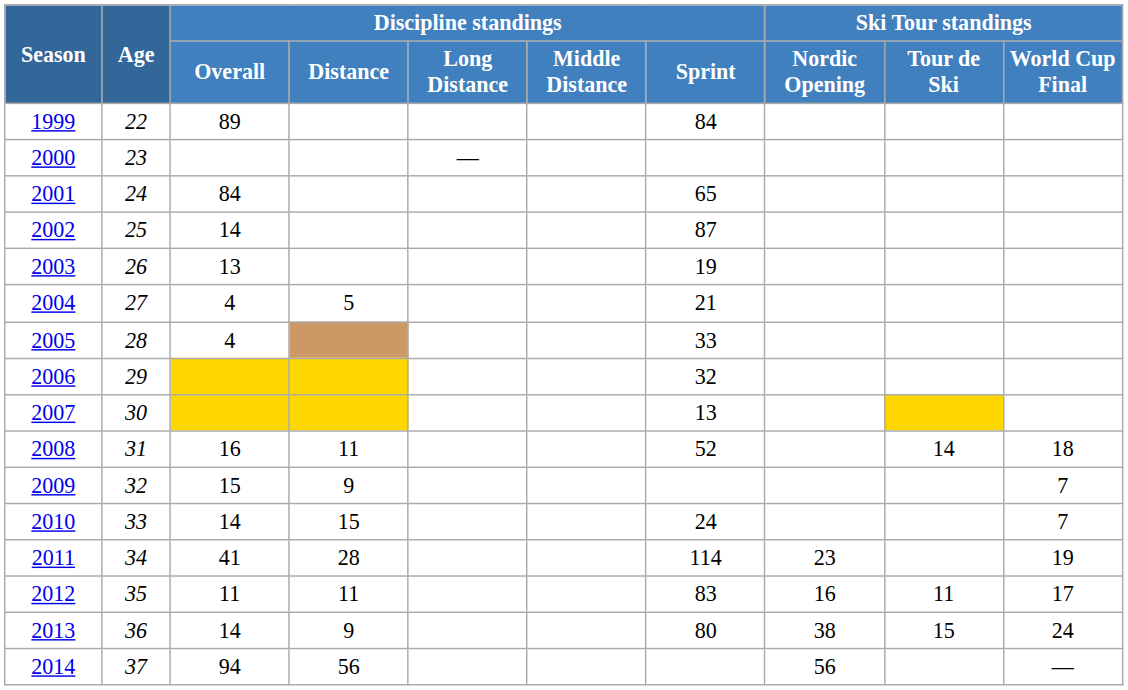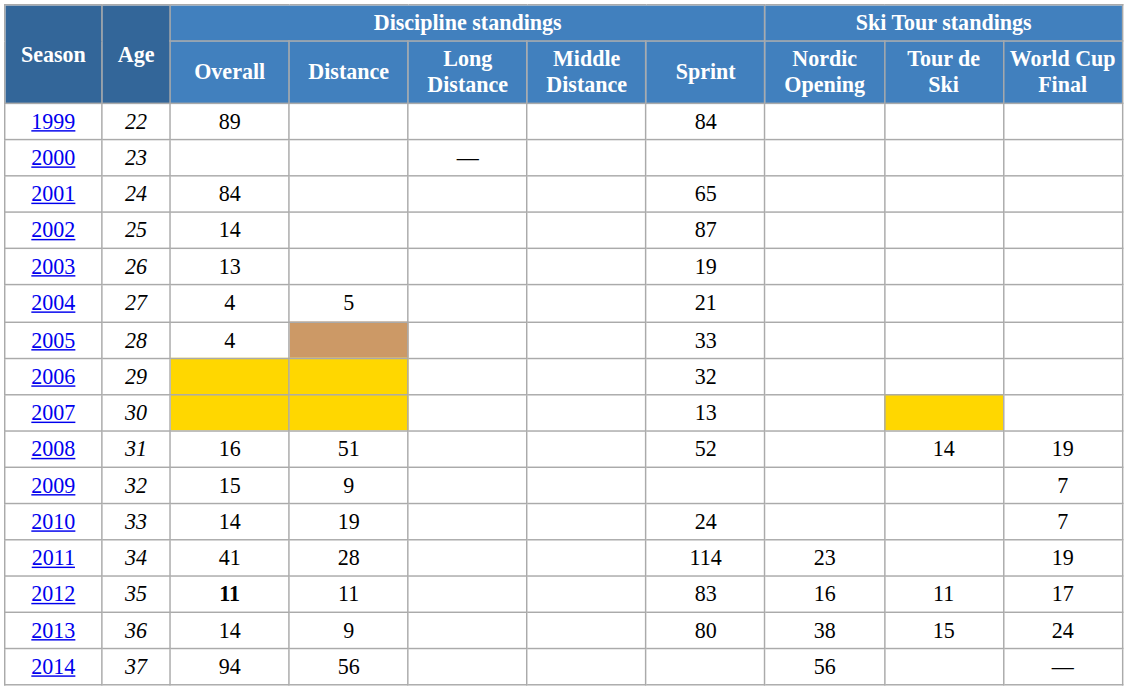(349, 448) 11 -> (349, 448) 51
(1063, 448) 18 -> (1063, 448) 19
(349, 521) 15 -> (349, 521) 19
(230, 594) normal -> (230, 594) bold
